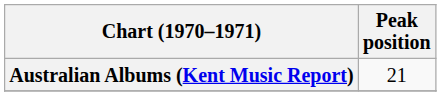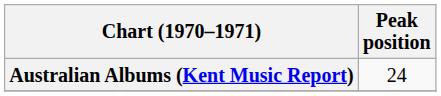(397, 74) 21 -> (397, 74) 24
